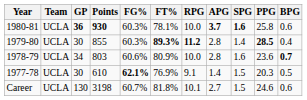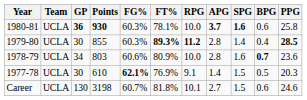columns swapped: (290, 12) <-> (266, 12)
